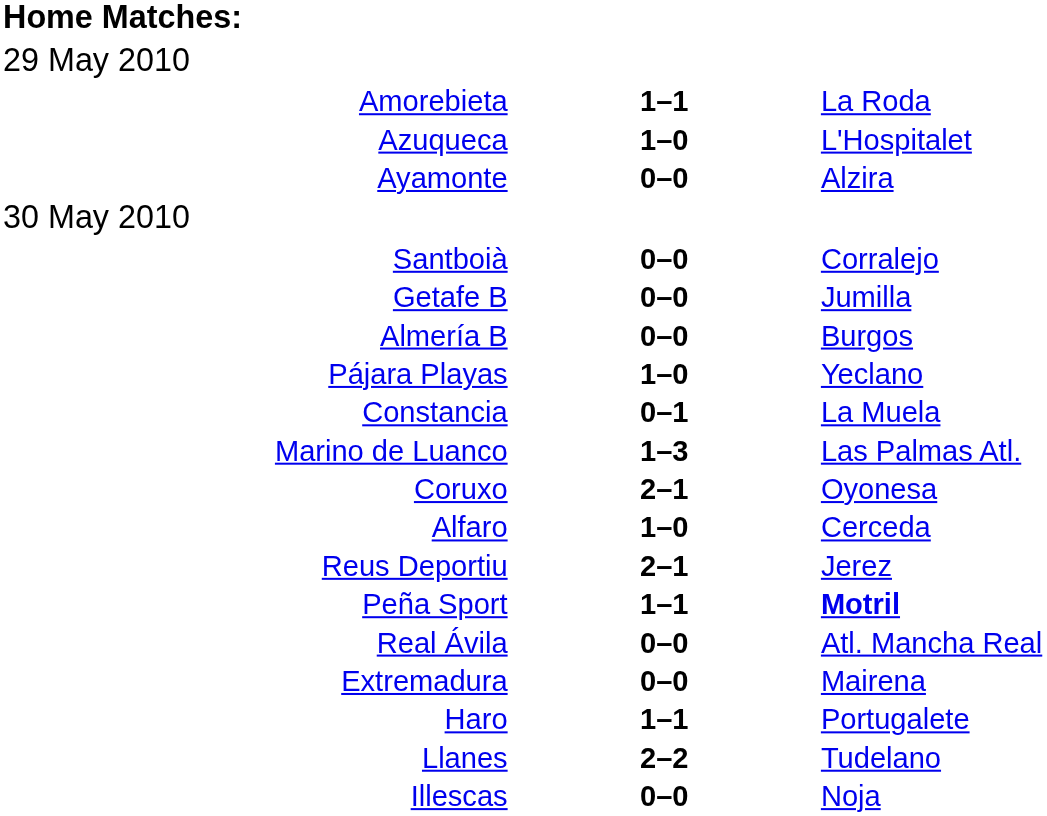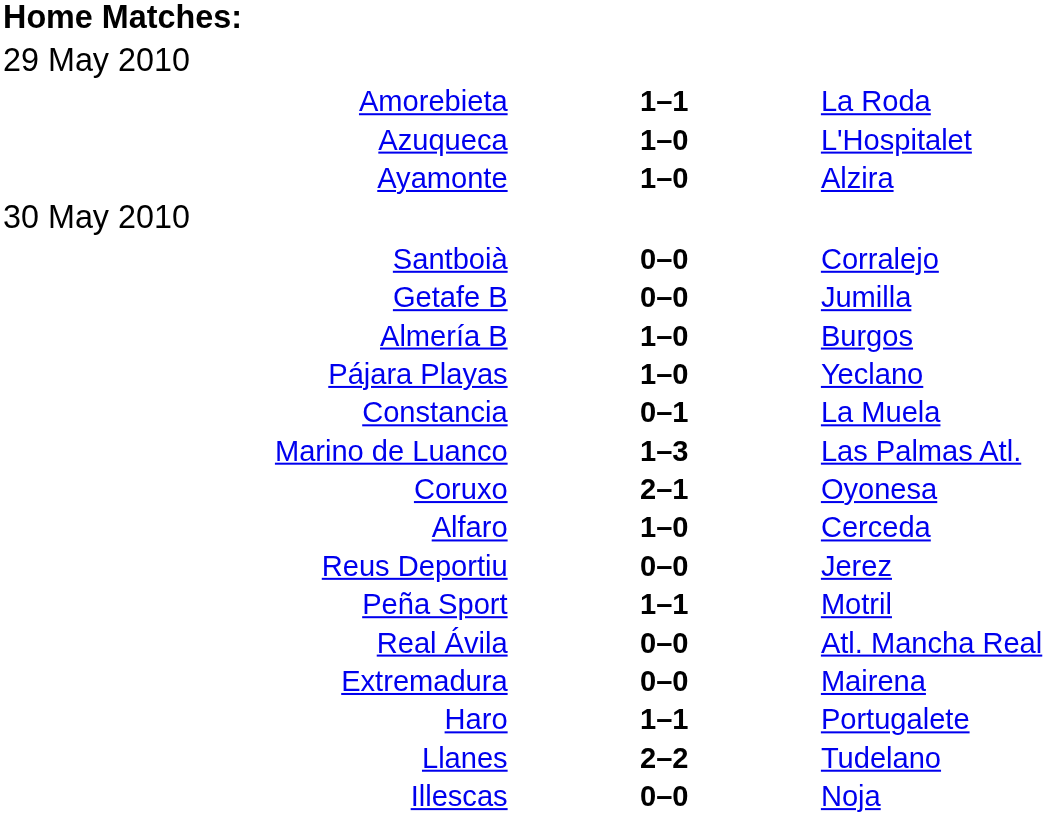(664, 178) 0–0 -> (664, 178) 1–0
(664, 335) 0–0 -> (664, 335) 1–0
(664, 566) 2–1 -> (664, 566) 0–0
(860, 604) bold -> (856, 604) normal
